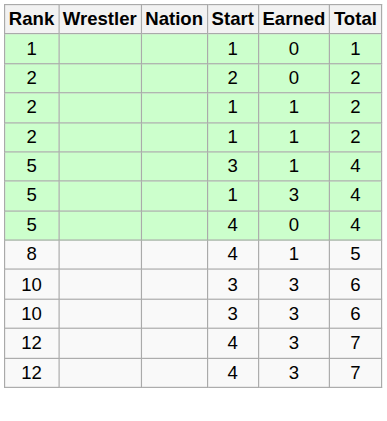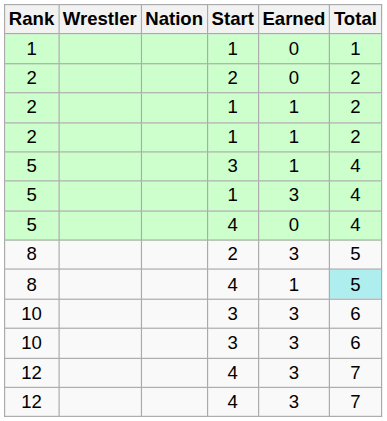+ row: (32, 254)
(355, 254) no background -> (355, 284) paleturquoise background
